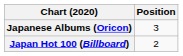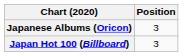(156, 43) 2 -> (156, 43) 3
